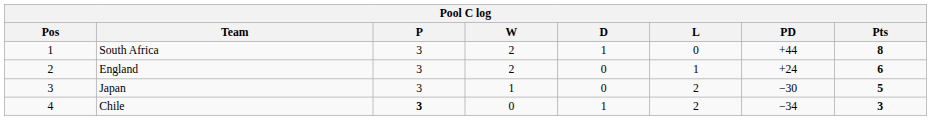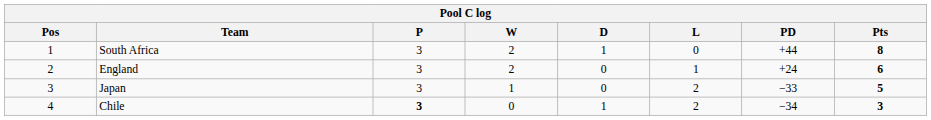(788, 87) −30 -> (788, 87) −33
